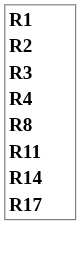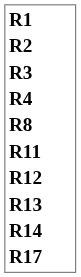+ row: (26, 178)
+ row: (26, 204)
